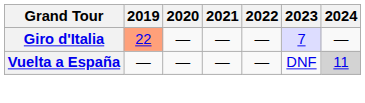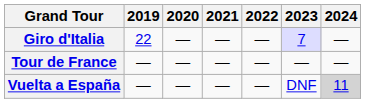(143, 39) lightsalmon background -> (143, 39) no background
+ row: (64, 62)
